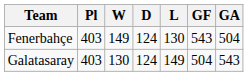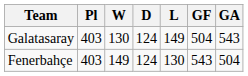rows swapped: (40, 37) <-> (41, 60)
